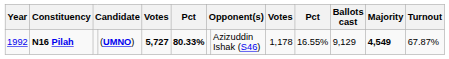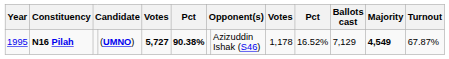(17, 42) 1992 -> (17, 42) 1995
(189, 42) 80.33% -> (189, 42) 90.38%
(313, 42) 16.55% -> (313, 42) 16.52%
(344, 42) 9,129 -> (344, 42) 7,129
